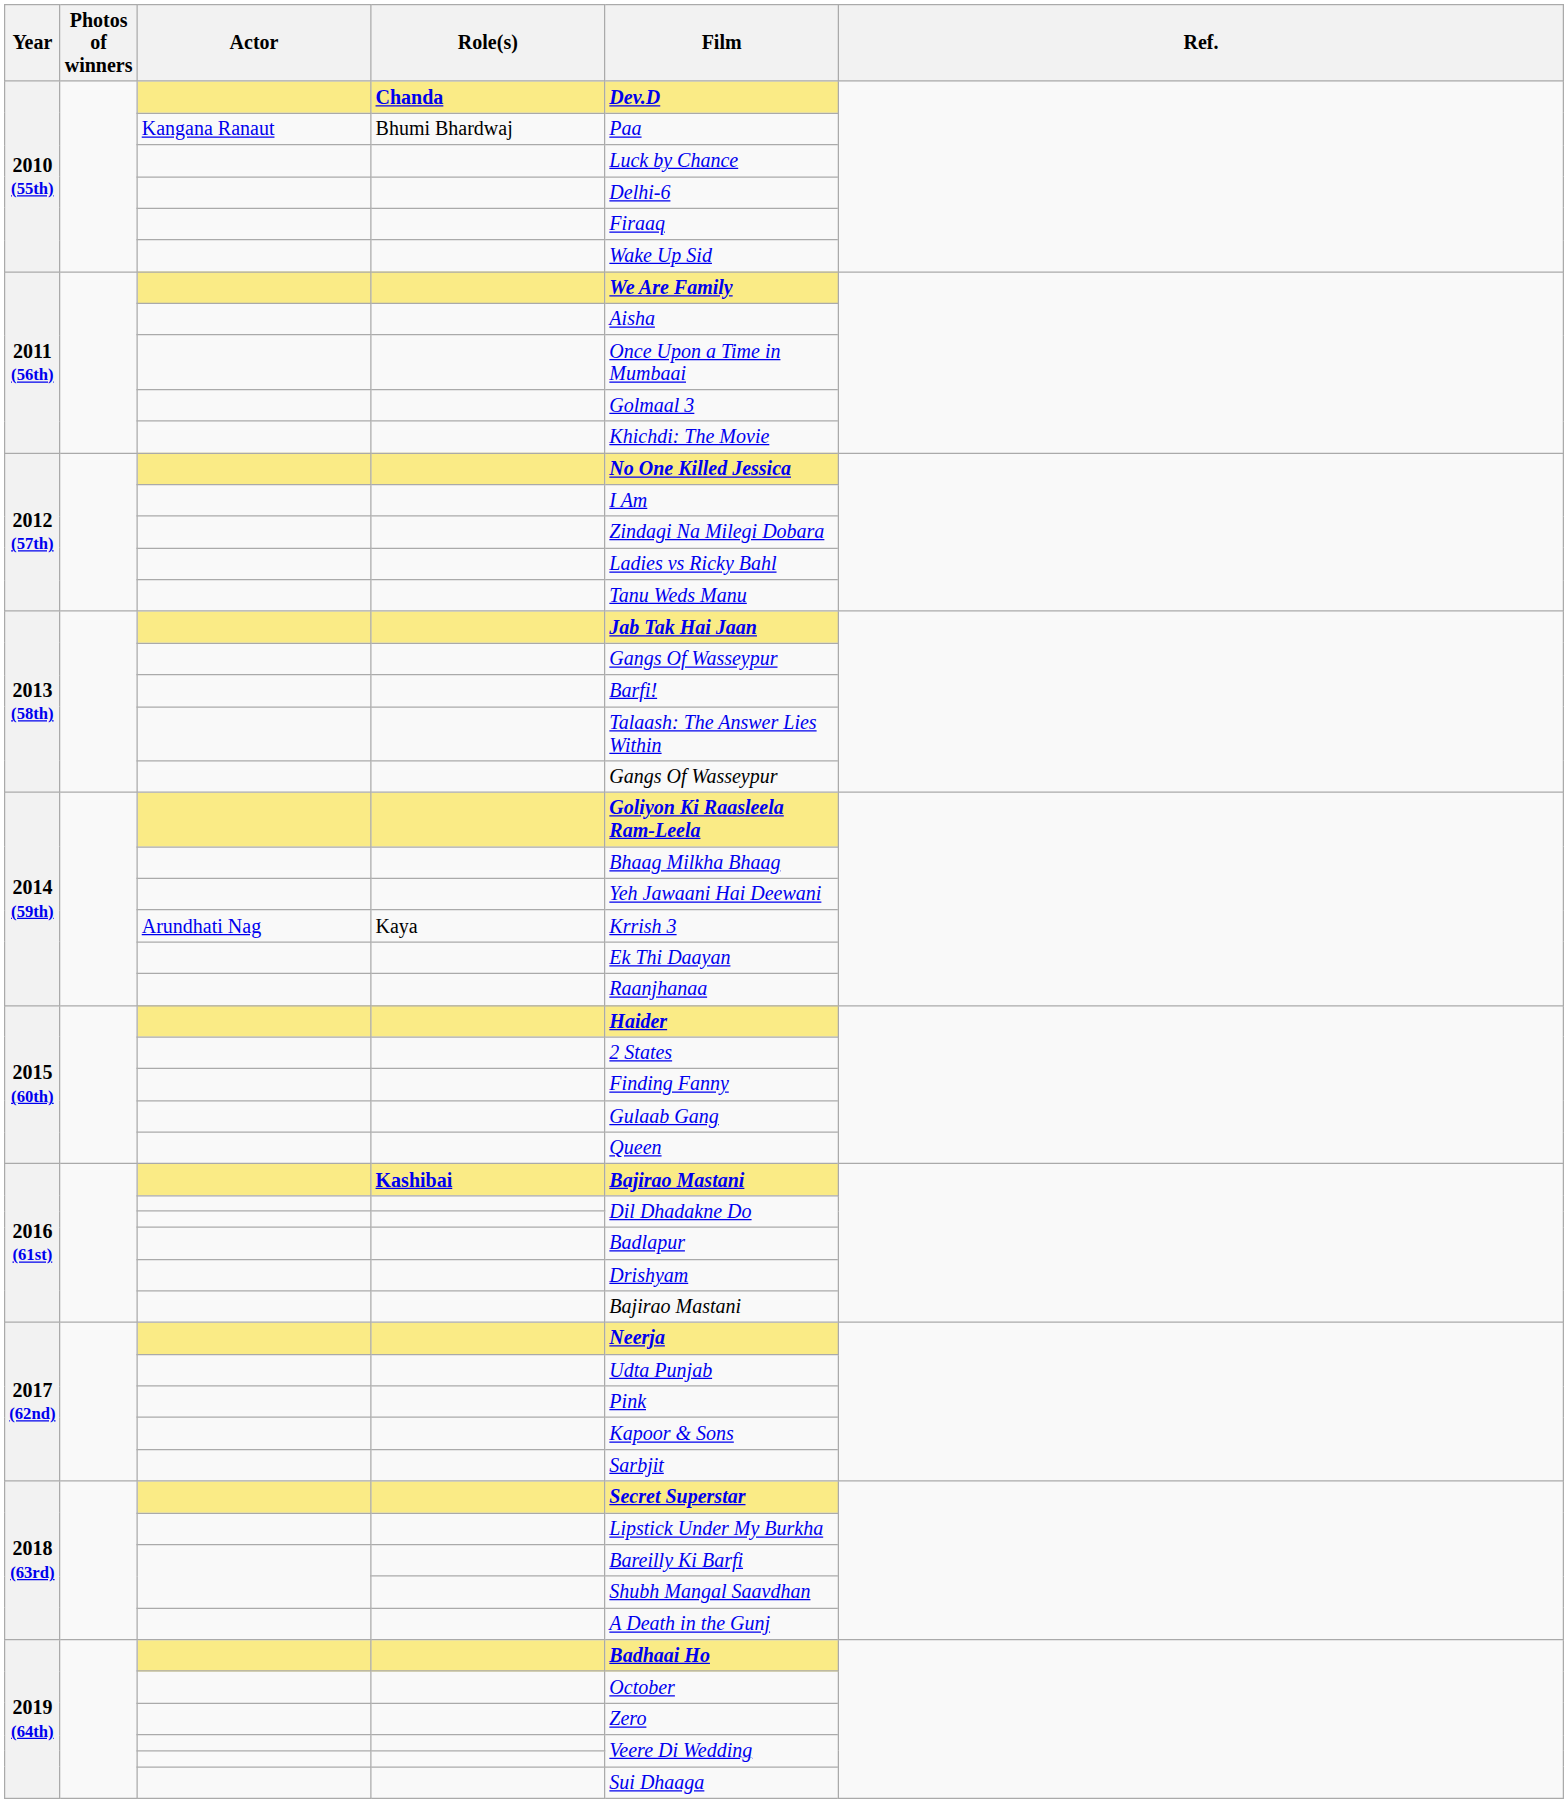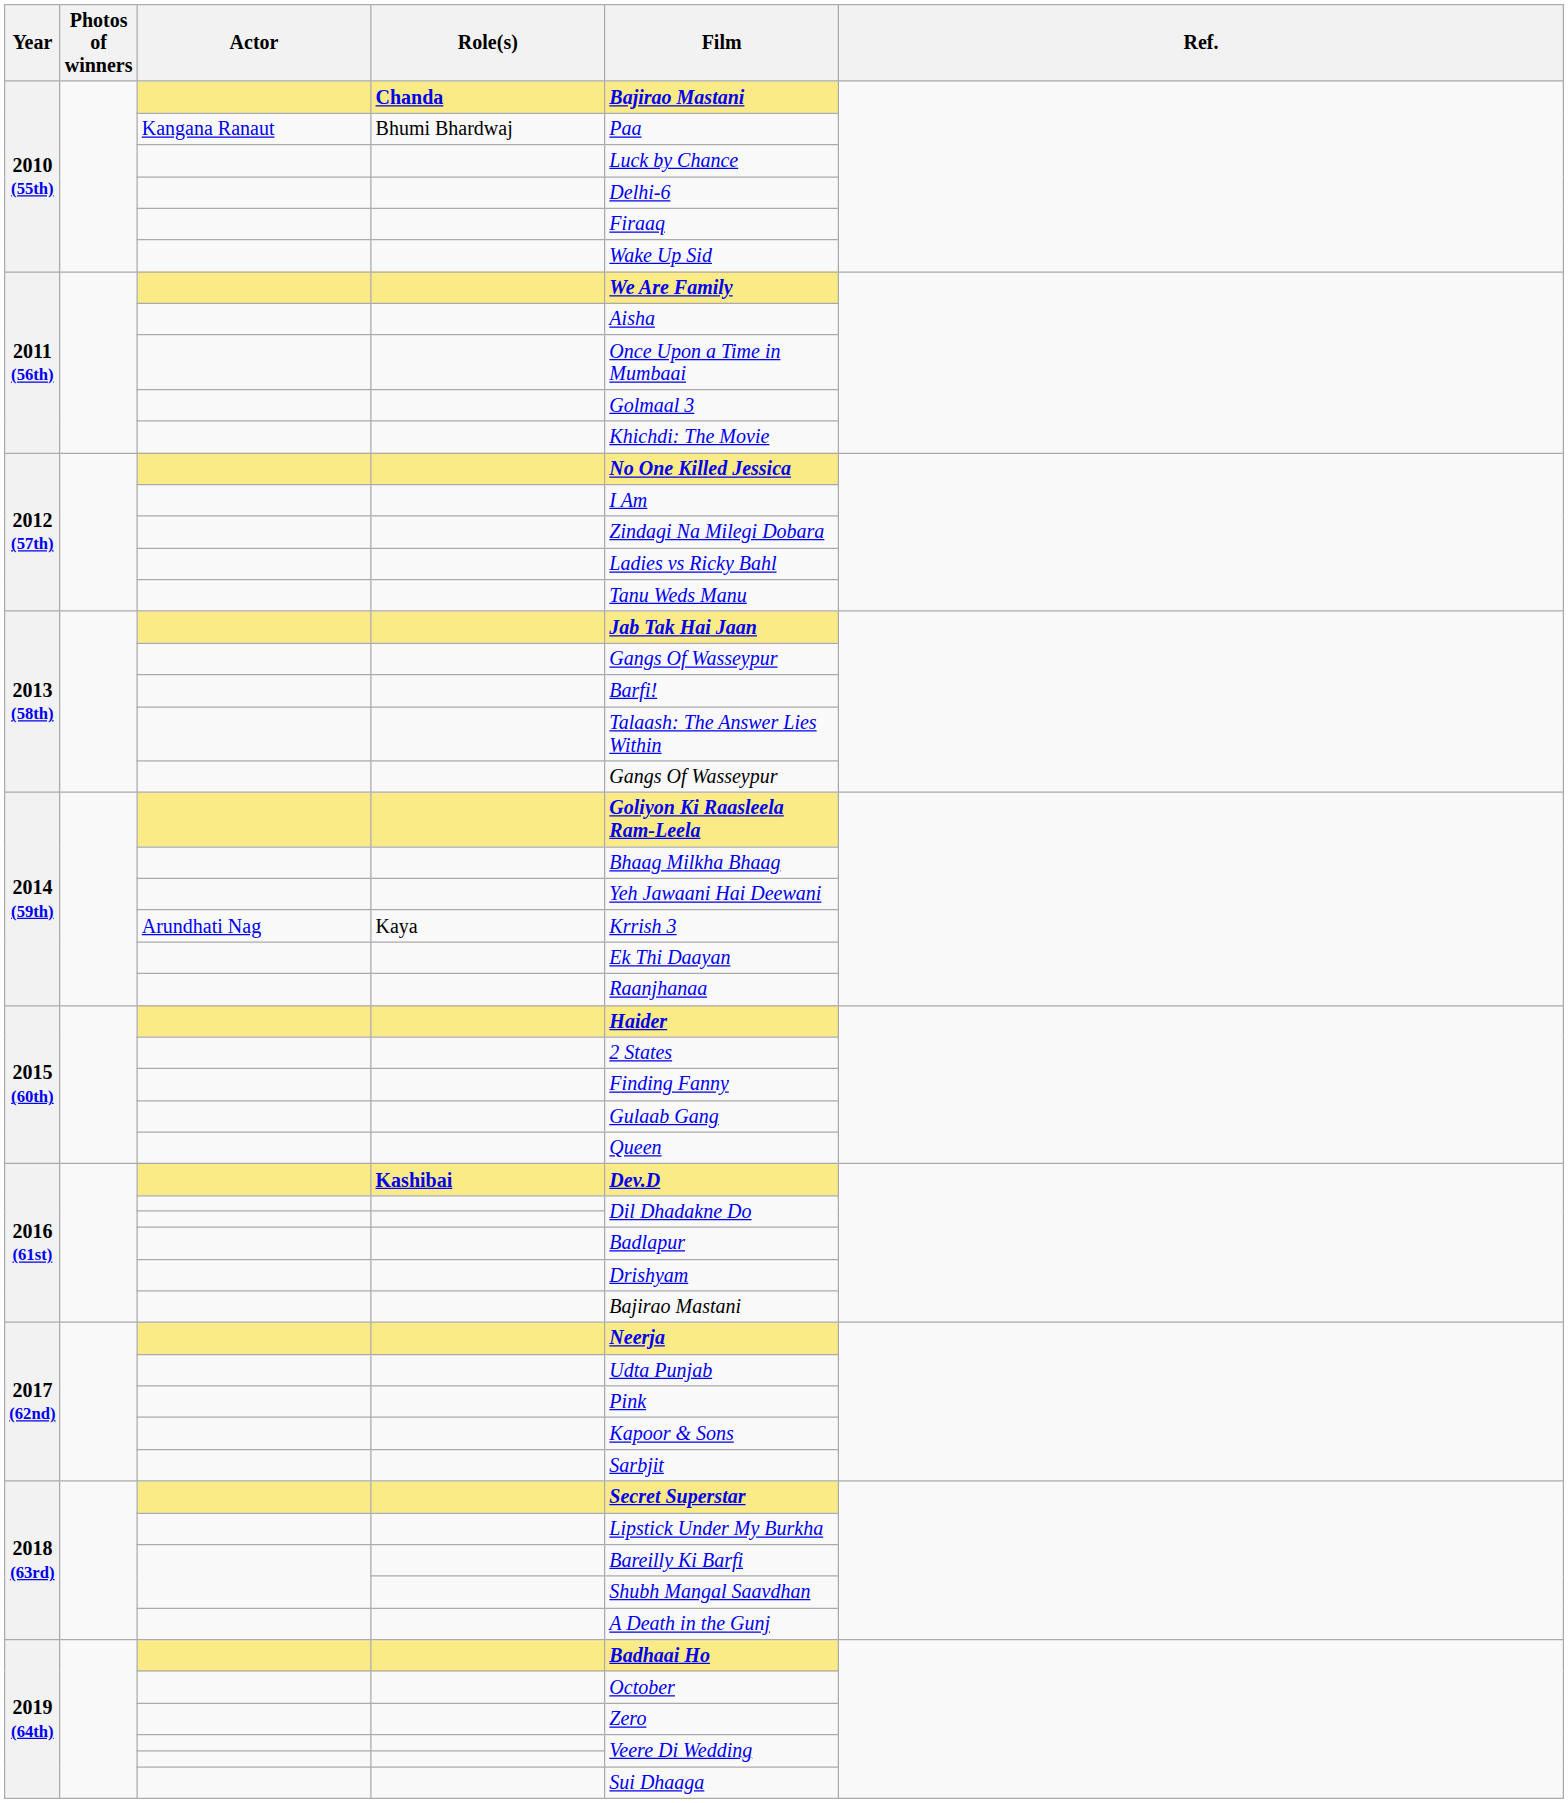(635, 97) Dev.D -> (677, 97) Bajirao Mastani
(677, 1179) Bajirao Mastani -> (635, 1179) Dev.D
